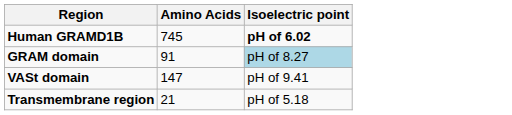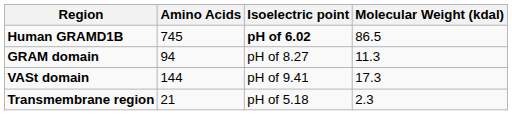+ column: (430, 15)
(168, 57) 91 -> (168, 57) 94
(278, 57) lightblue background -> (278, 57) no background
(172, 78) 147 -> (172, 78) 144
